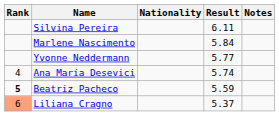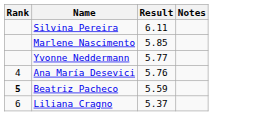- column: (170, 12)
(223, 42) 5.84 -> (156, 42) 5.85
(223, 73) 5.74 -> (156, 73) 5.76
(18, 104) lightsalmon background -> (18, 104) no background
